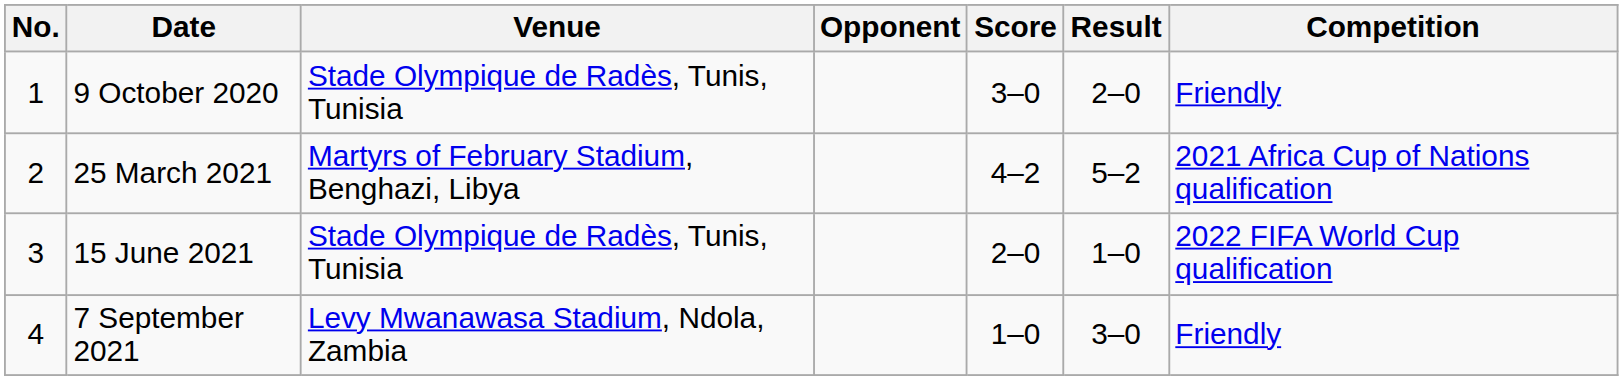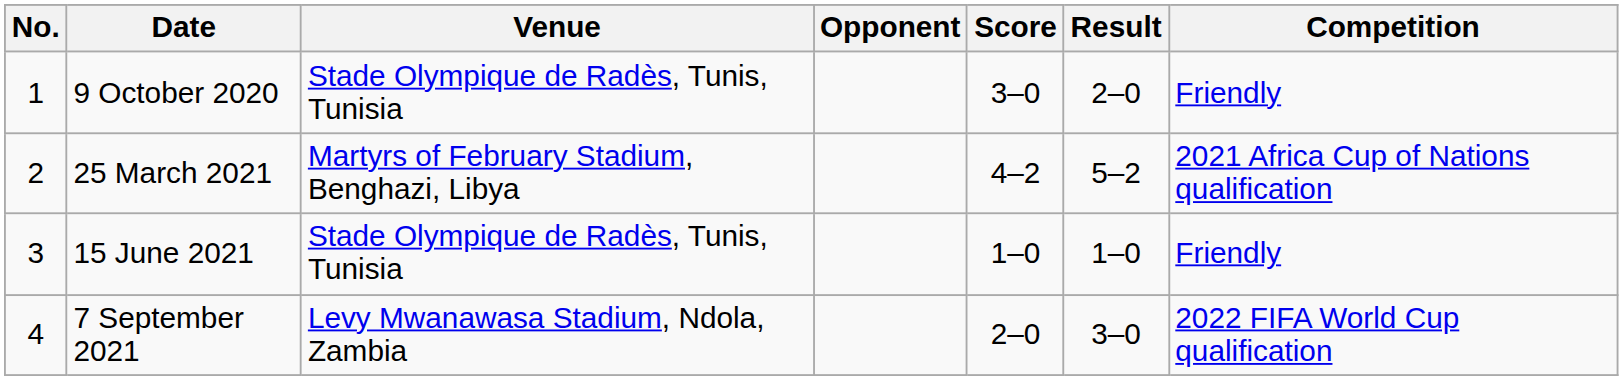(1016, 253) 2–0 -> (1016, 253) 1–0
(1317, 253) 2022 FIFA World Cup qualification -> (1228, 253) Friendly
(1016, 334) 1–0 -> (1016, 334) 2–0
(1228, 334) Friendly -> (1317, 334) 2022 FIFA World Cup qualification
